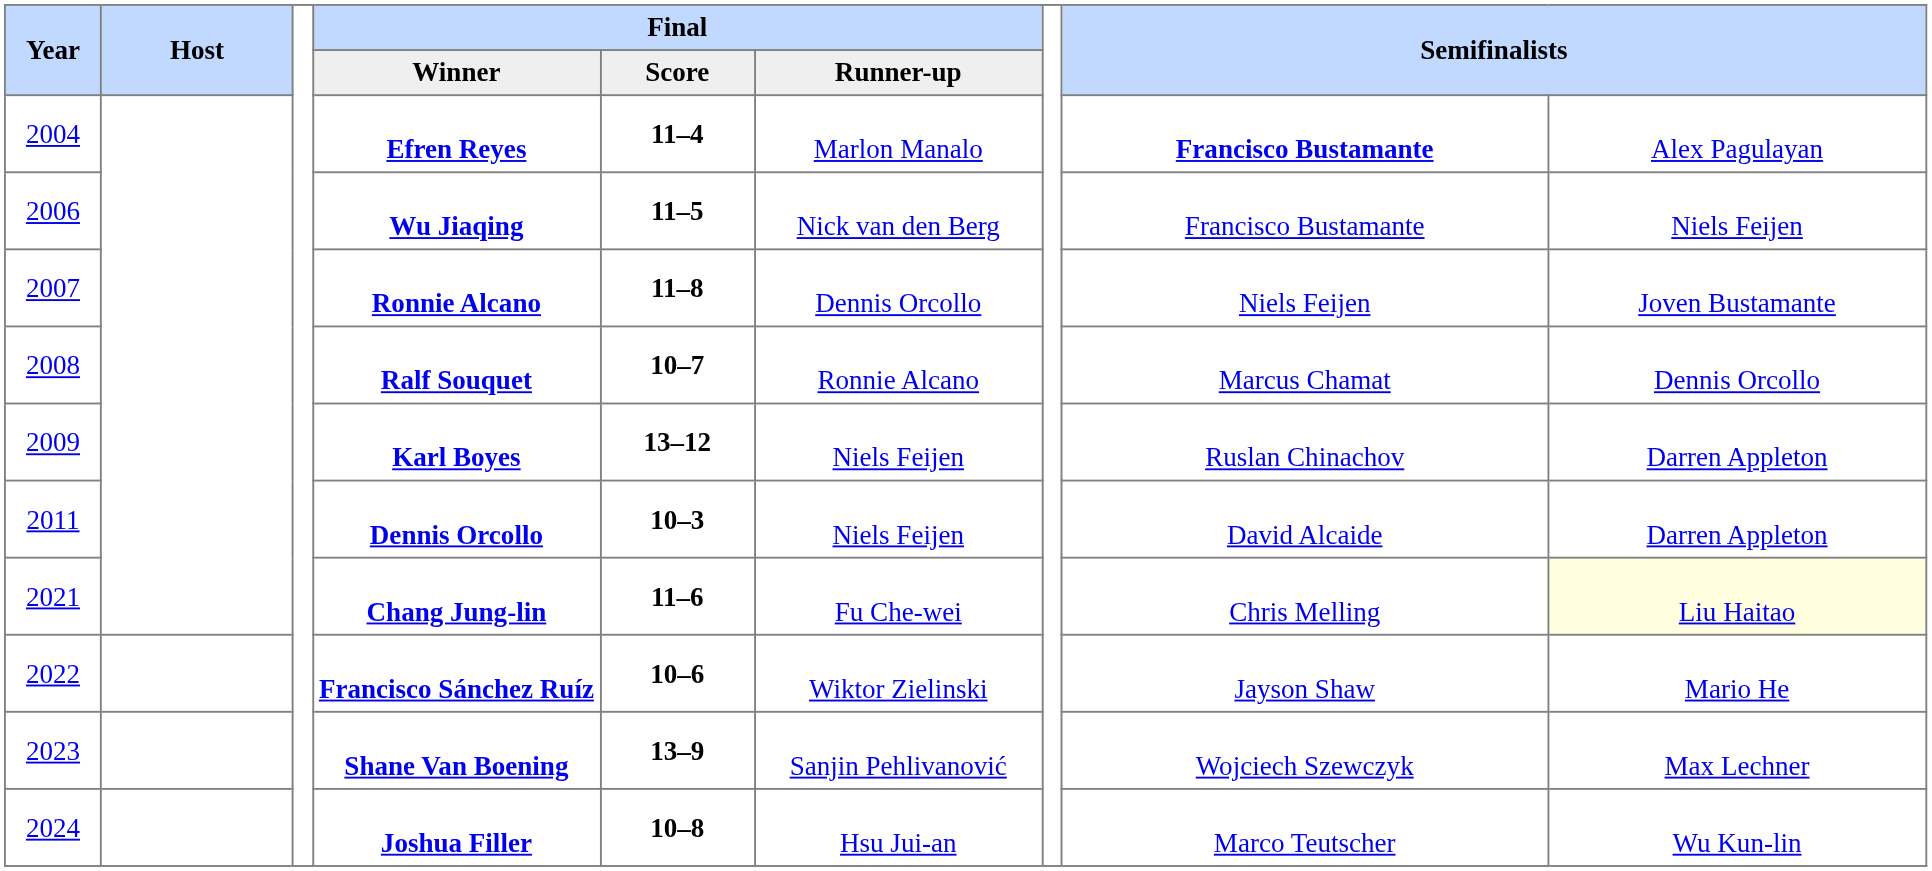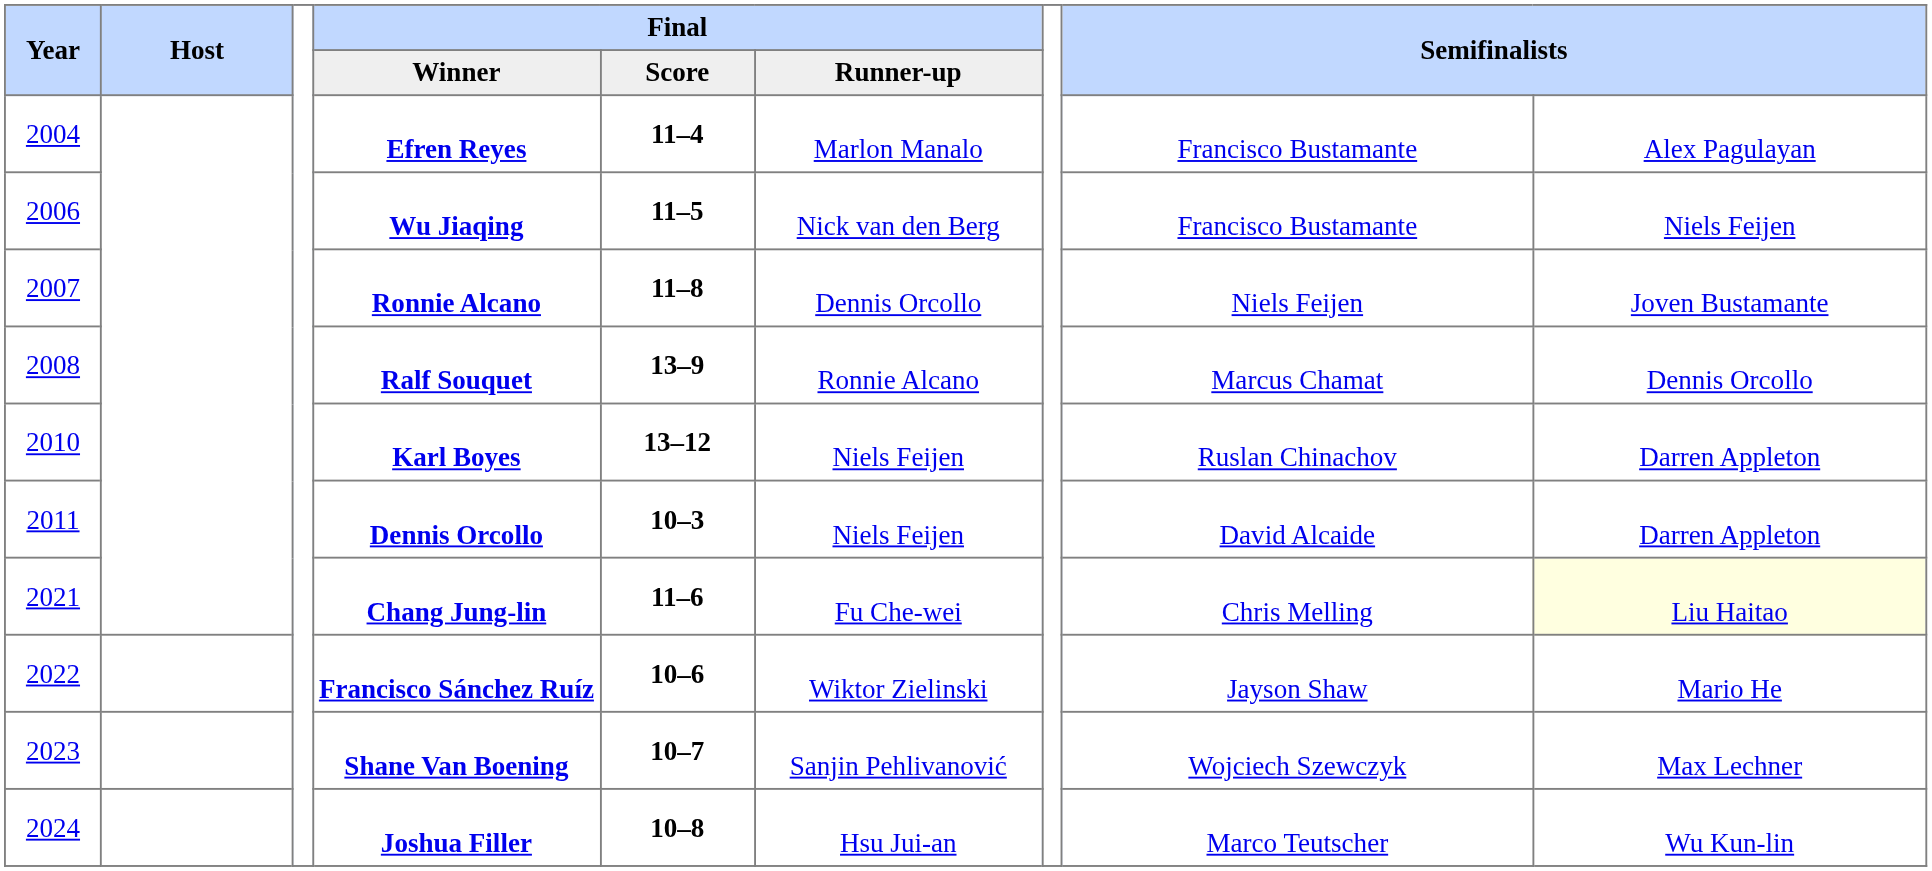(1305, 149) bold -> (1297, 149) normal
(677, 364) 10–7 -> (677, 364) 13–9
(53, 441) 2009 -> (53, 441) 2010
(677, 749) 13–9 -> (677, 749) 10–7
